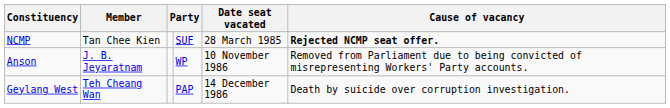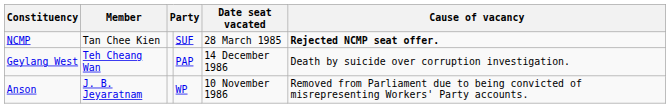rows swapped: (22, 62) <-> (42, 89)
